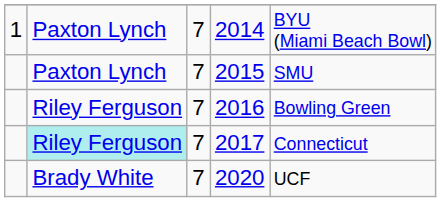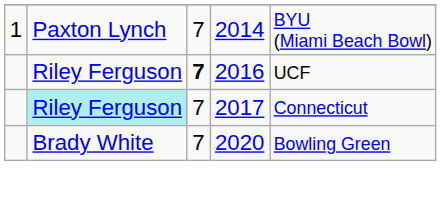- row: (240, 72)
(198, 107) normal -> (198, 72) bold
(332, 108) Bowling Green -> (292, 73) UCF
(292, 178) UCF -> (332, 143) Bowling Green
